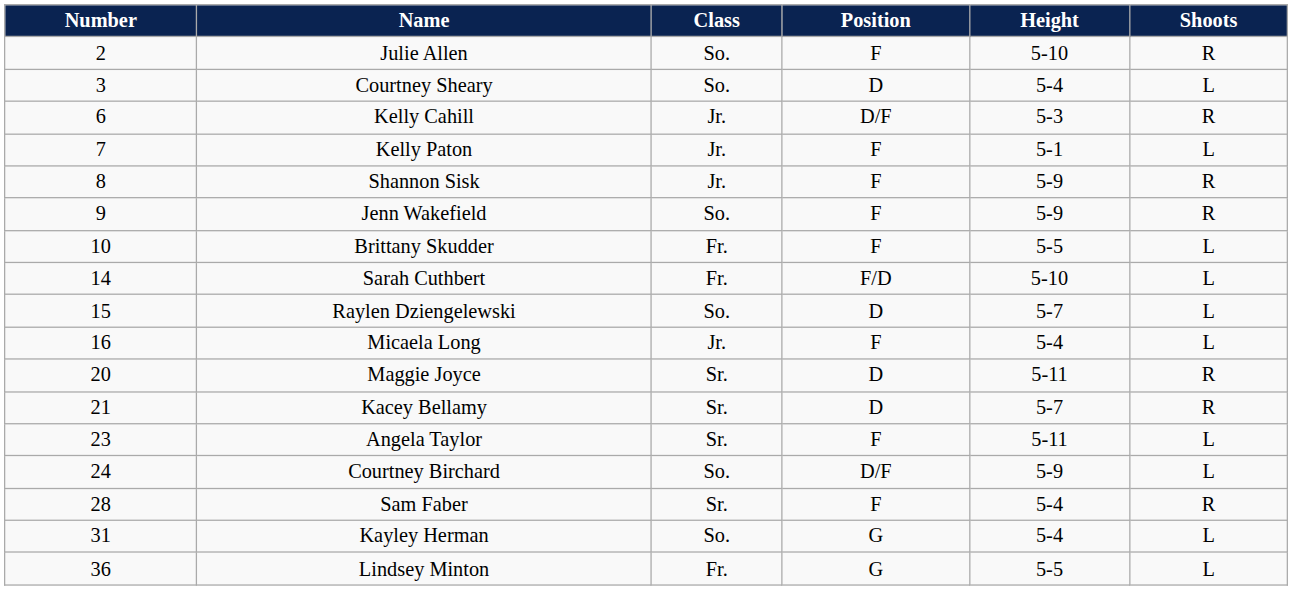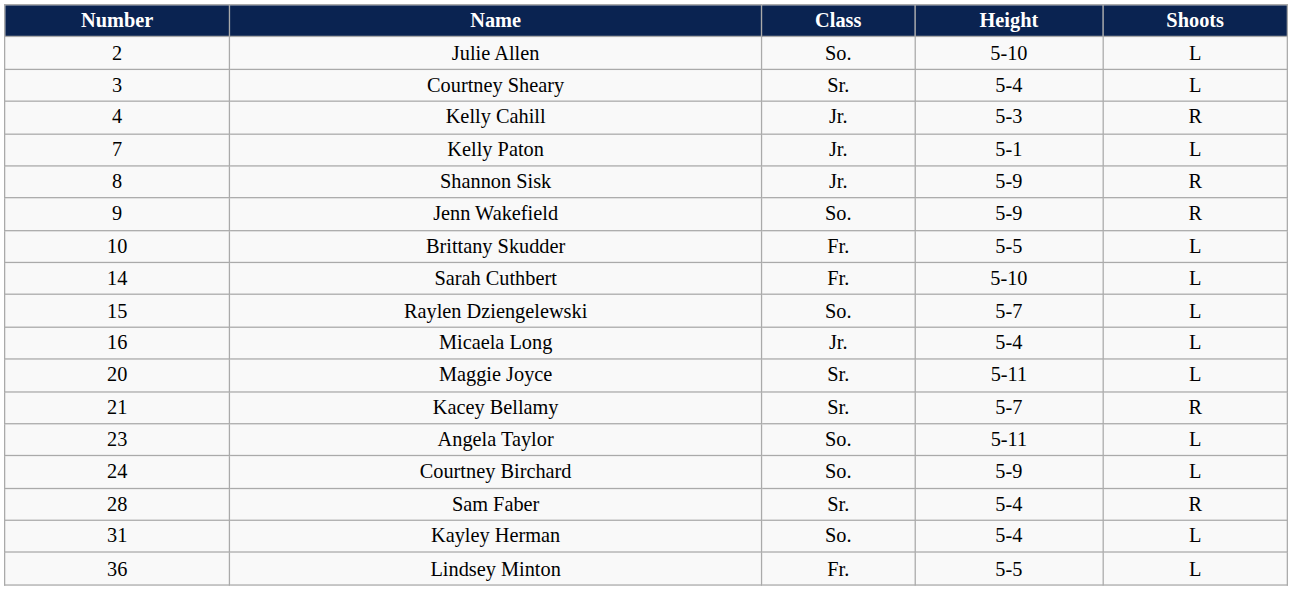- column: (876, 20)
(1209, 52) R -> (1195, 52) L
(717, 85) So. -> (838, 85) Sr.
(101, 117) 6 -> (117, 117) 4
(1209, 375) R -> (1195, 375) L
(717, 439) Sr. -> (838, 439) So.
